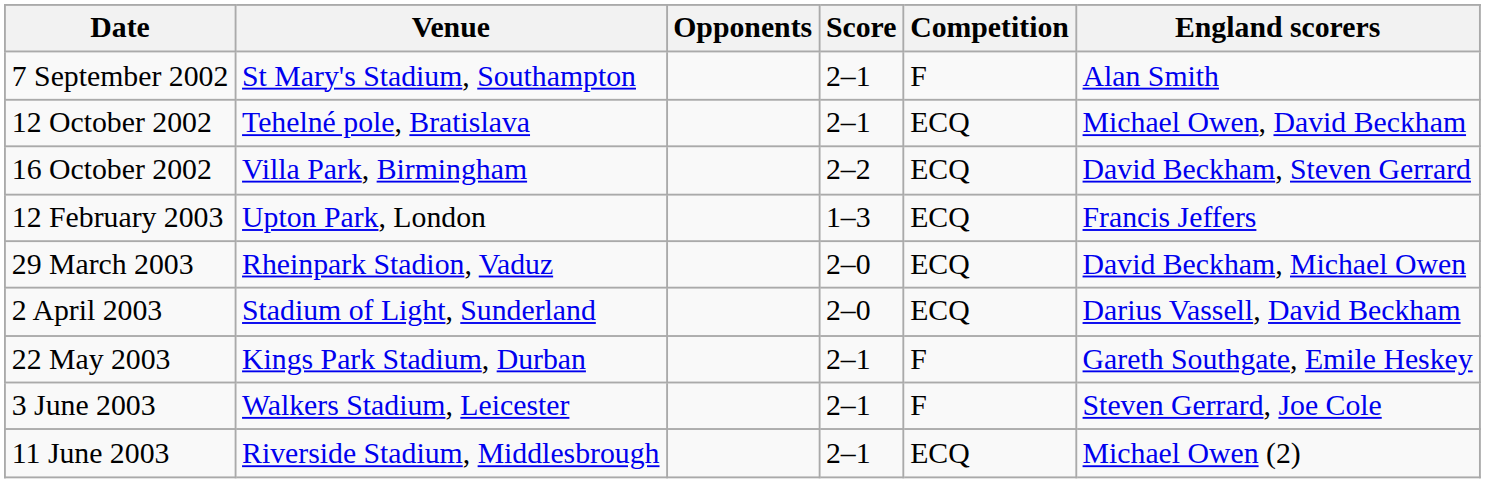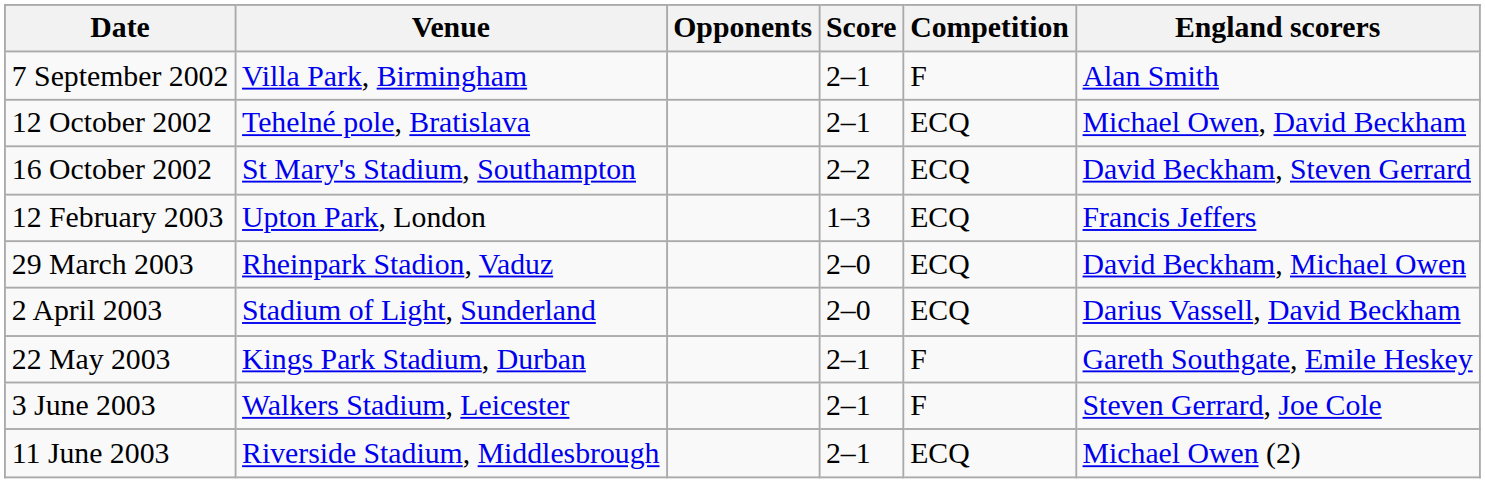(439, 75) St Mary's Stadium, Southampton -> (385, 75) Villa Park, Birmingham
(385, 169) Villa Park, Birmingham -> (439, 169) St Mary's Stadium, Southampton
